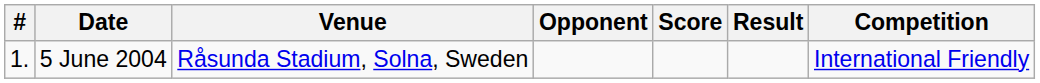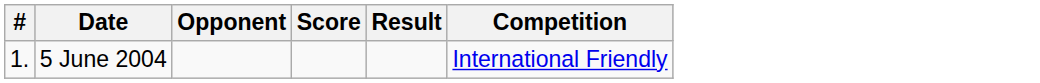- column: (353, 22)
